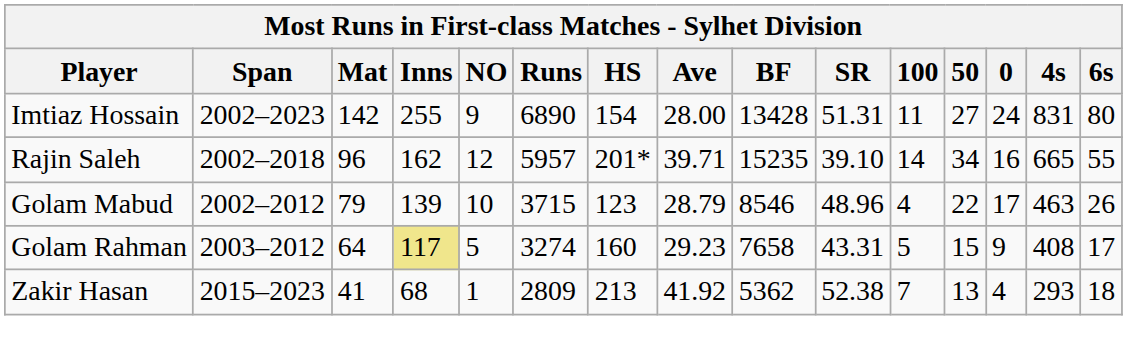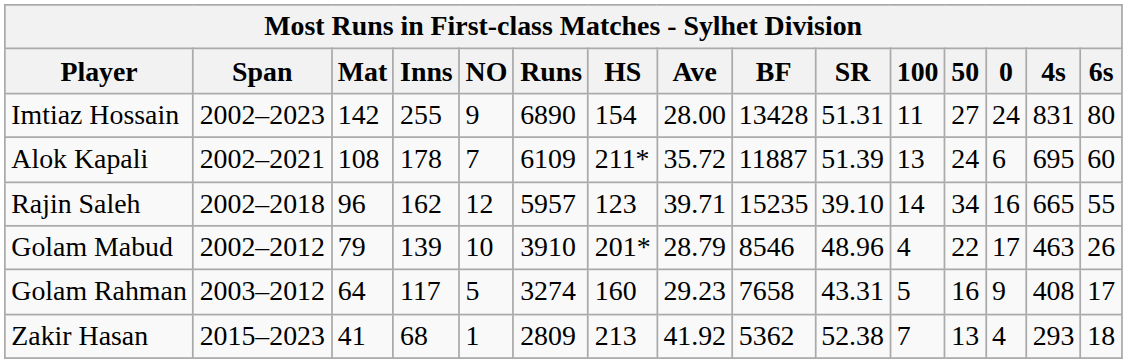+ row: (80, 159)
(623, 159) 201* -> (616, 203) 123
(548, 203) 3715 -> (548, 247) 3910
(616, 203) 123 -> (623, 247) 201*
(420, 247) khaki background -> (420, 291) no background
(965, 247) 15 -> (965, 291) 16
